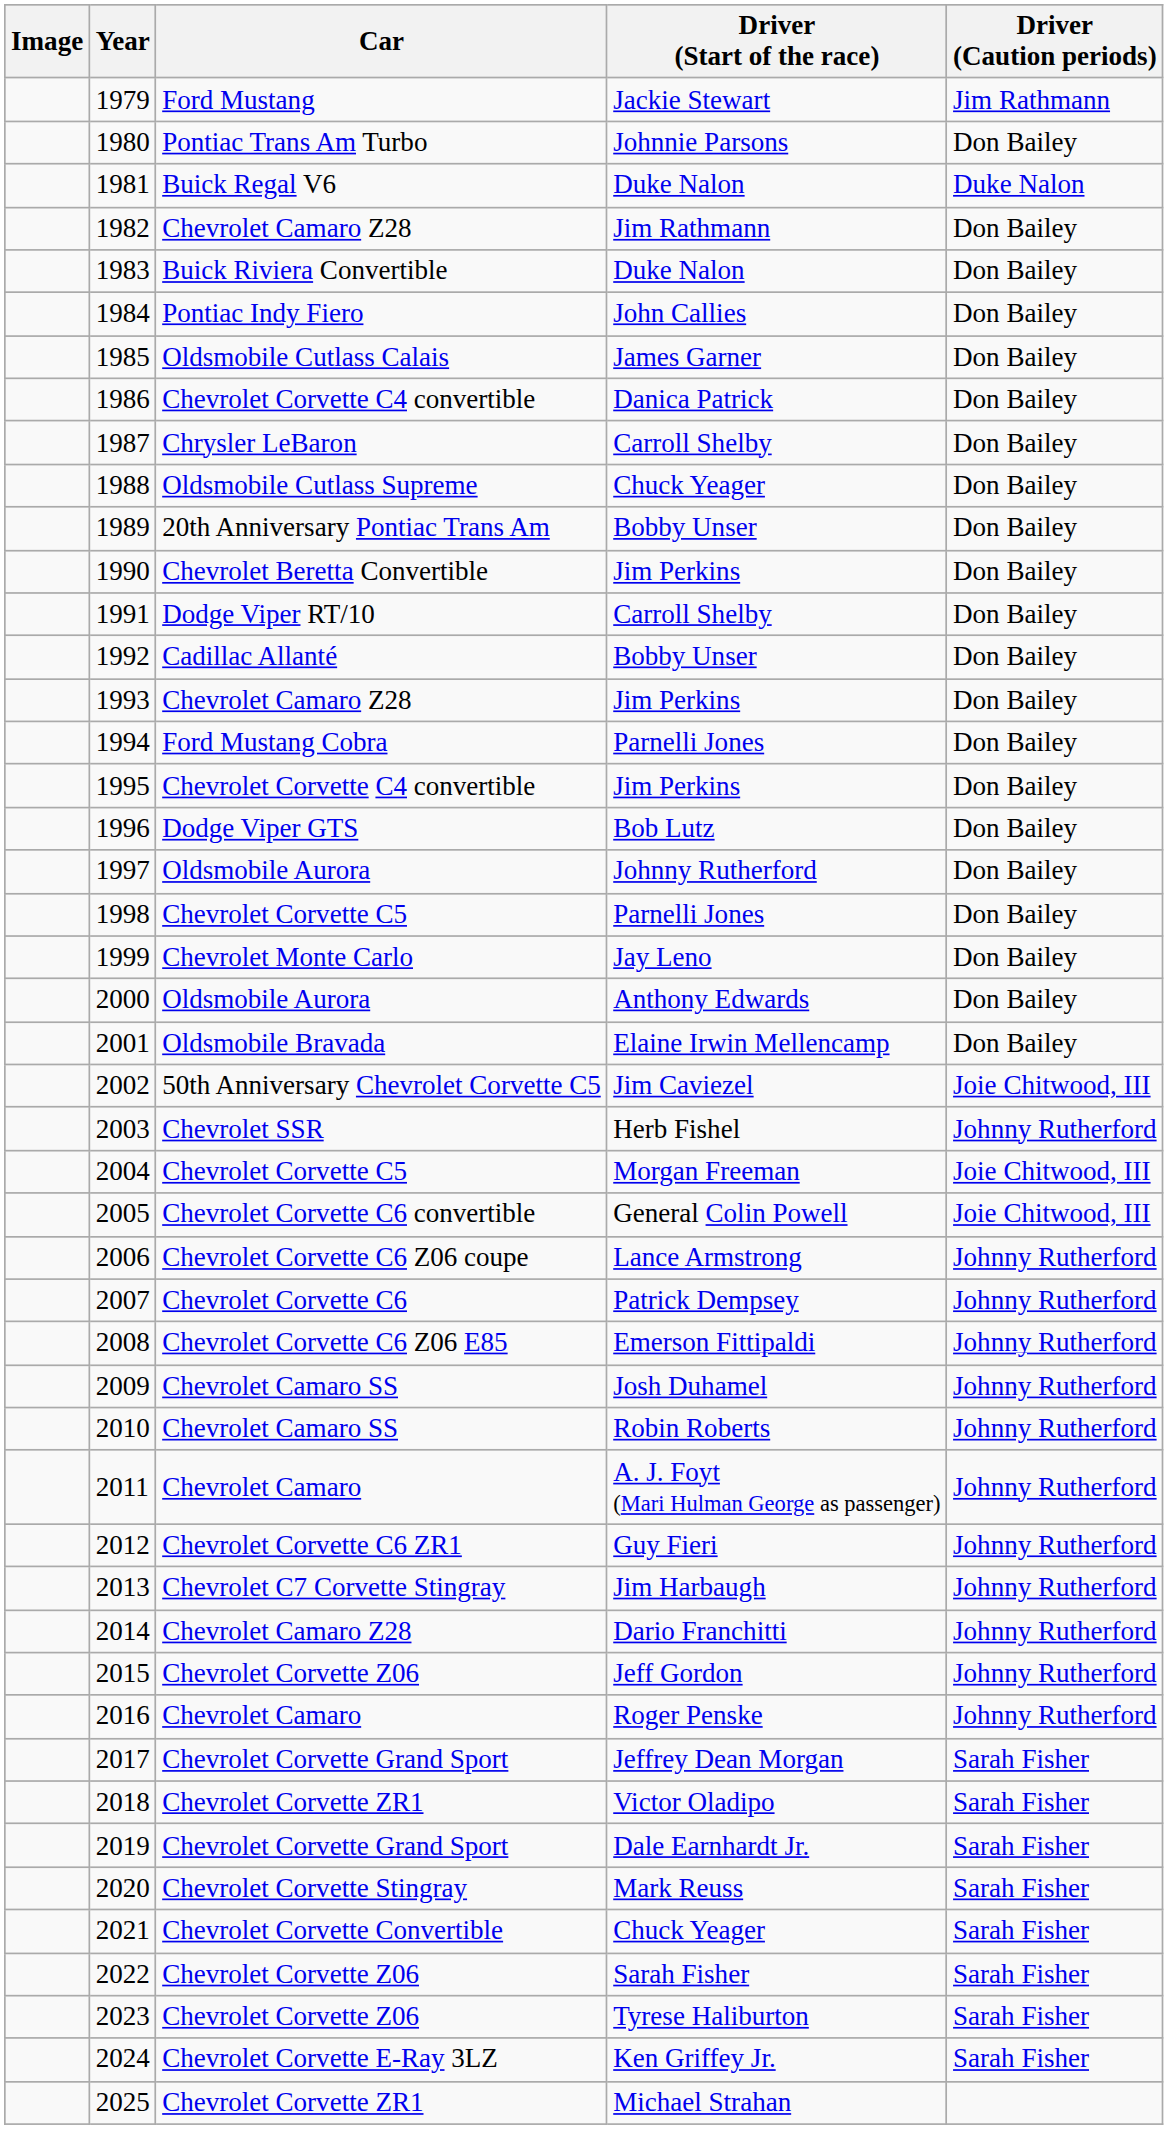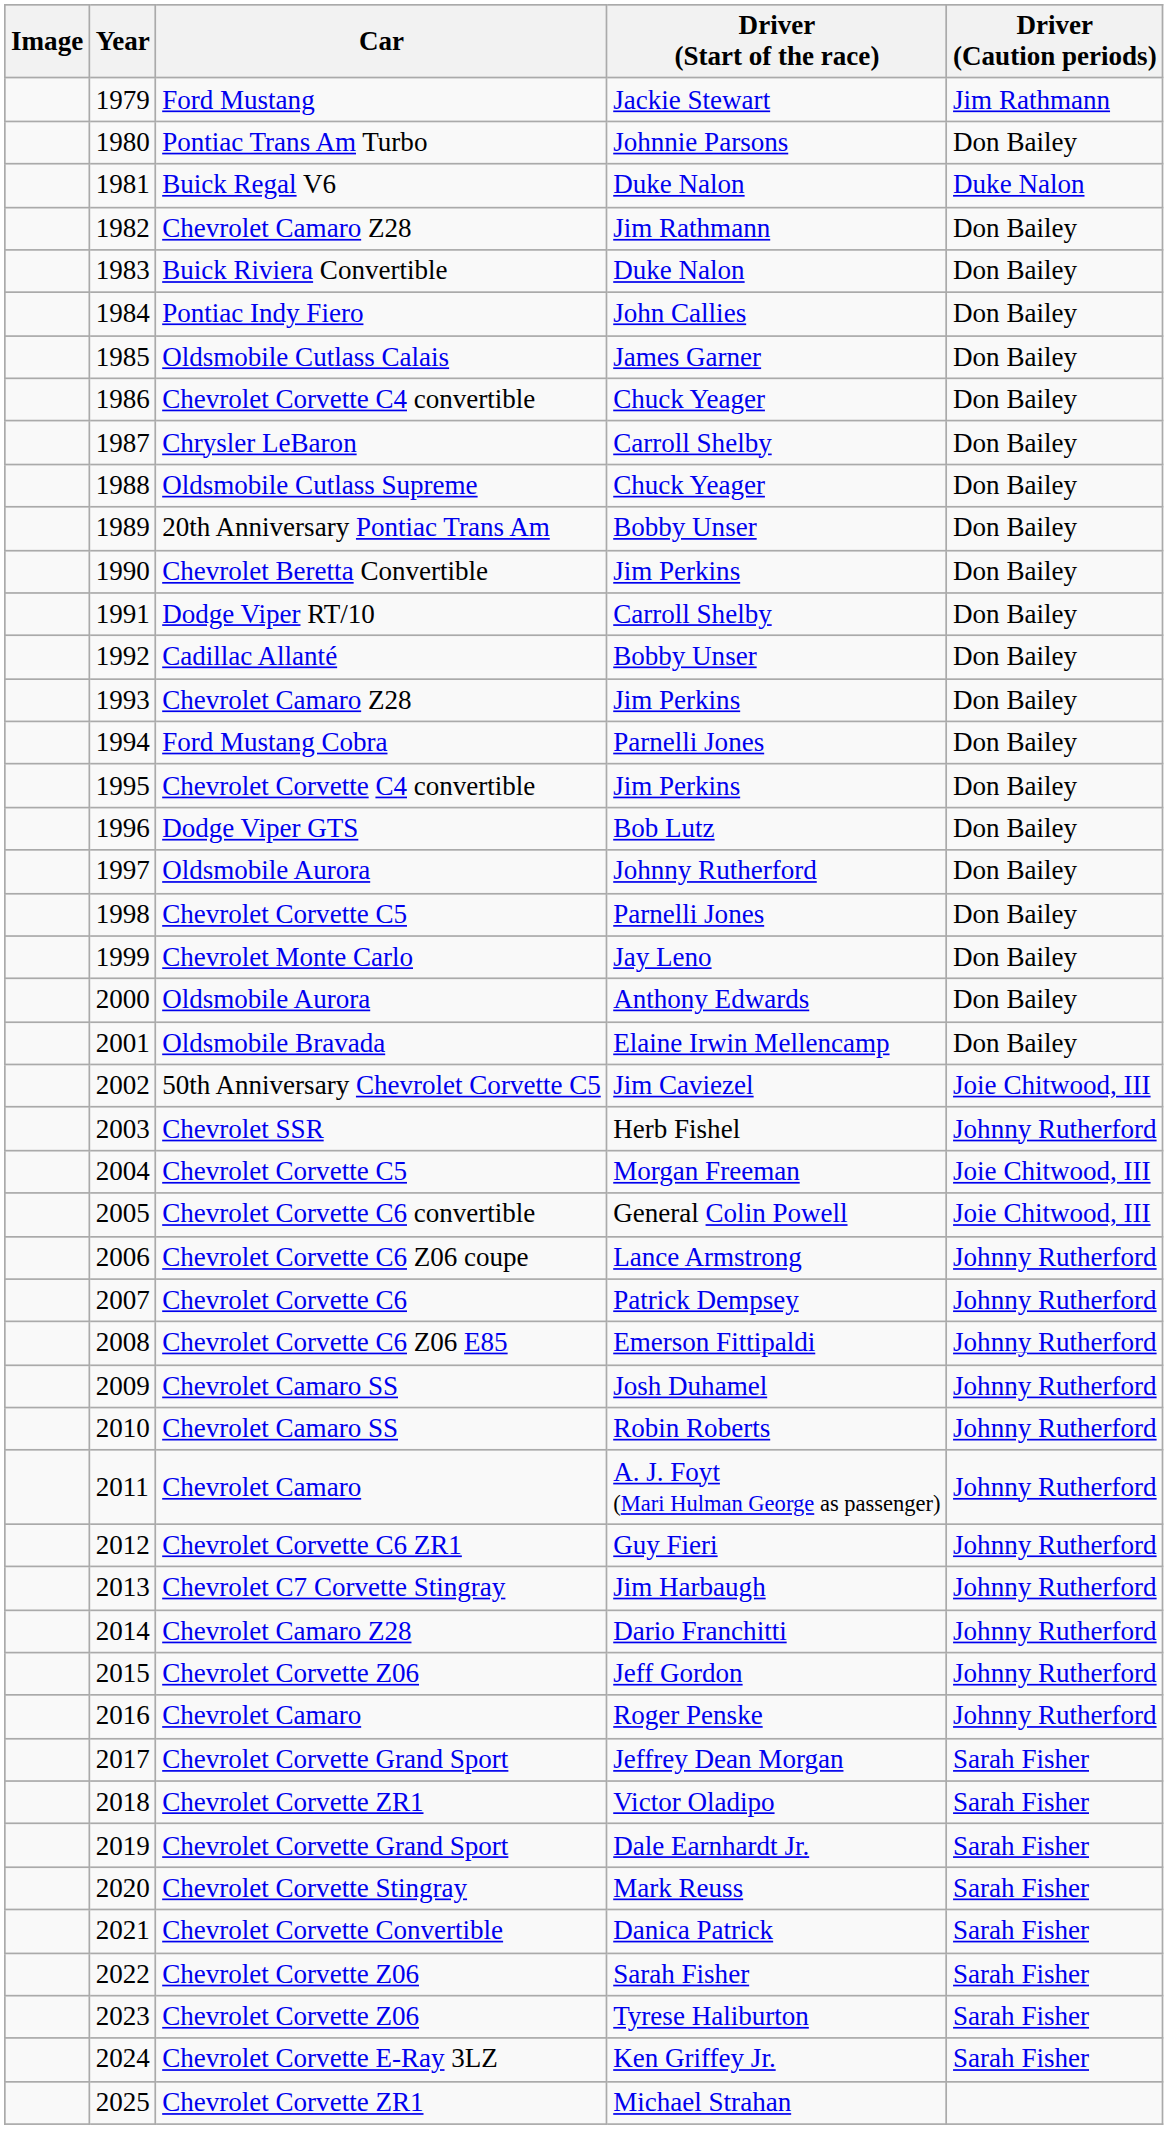(693, 399) Danica Patrick -> (689, 399) Chuck Yeager
(689, 1930) Chuck Yeager -> (693, 1930) Danica Patrick
